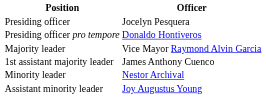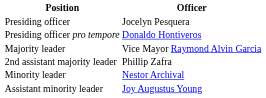- row: (59, 62)
+ row: (61, 62)
